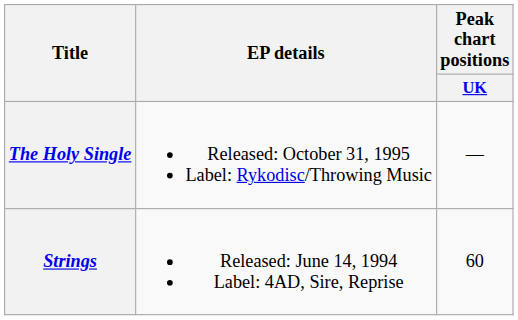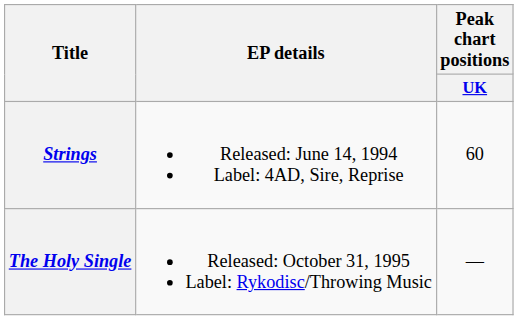rows swapped: (70, 261) <-> (70, 154)
